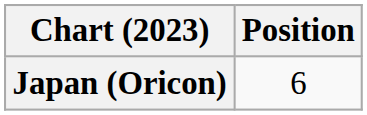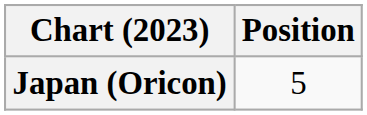(298, 82) 6 -> (298, 82) 5
